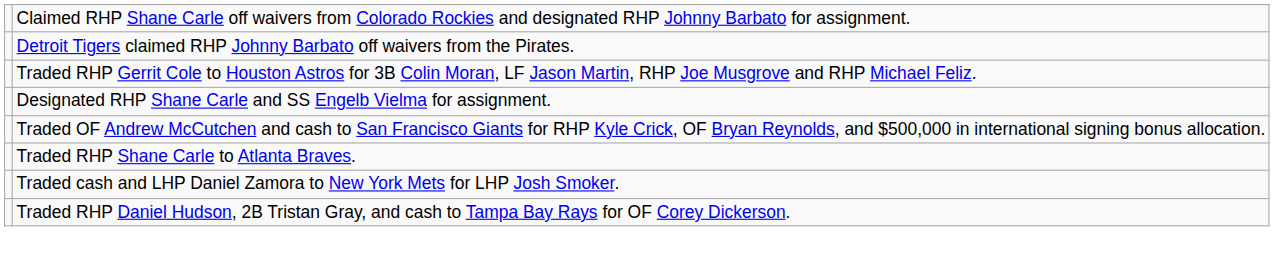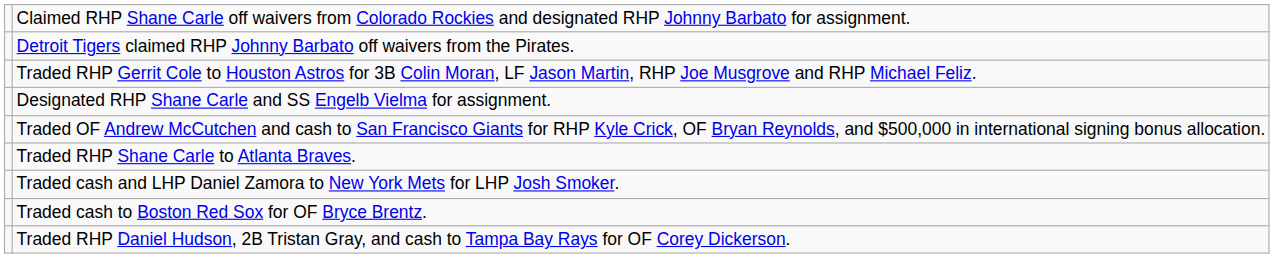+ row: (222, 211)
